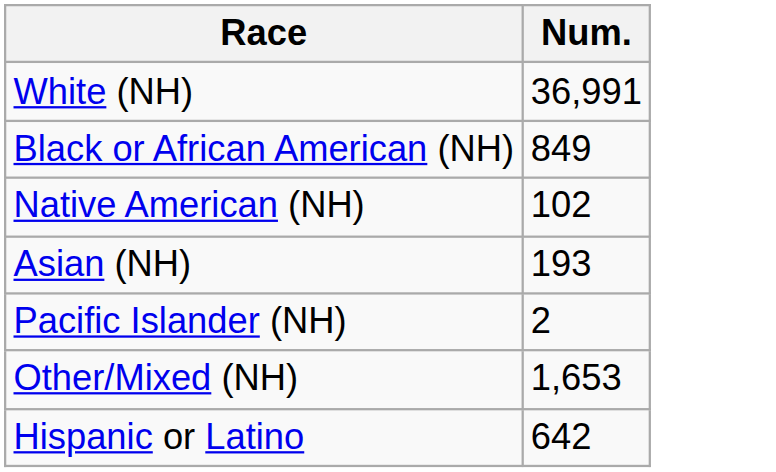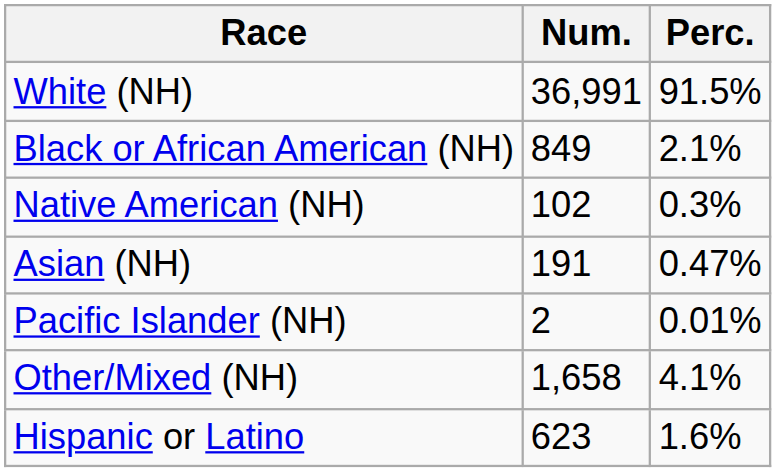+ column: (710, 33)
(561, 263) 193 -> (561, 263) 191
(576, 378) 1,653 -> (576, 378) 1,658
(561, 436) 642 -> (561, 436) 623
